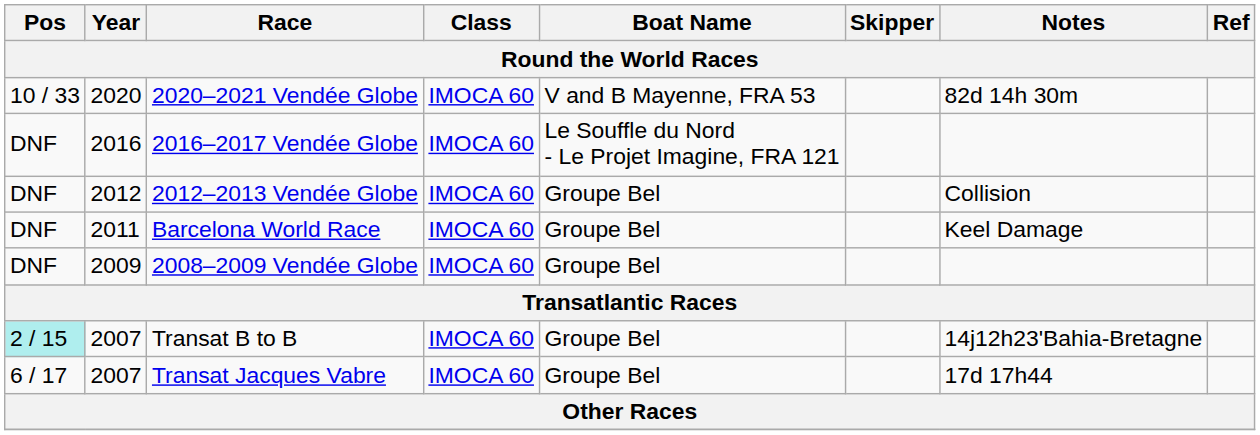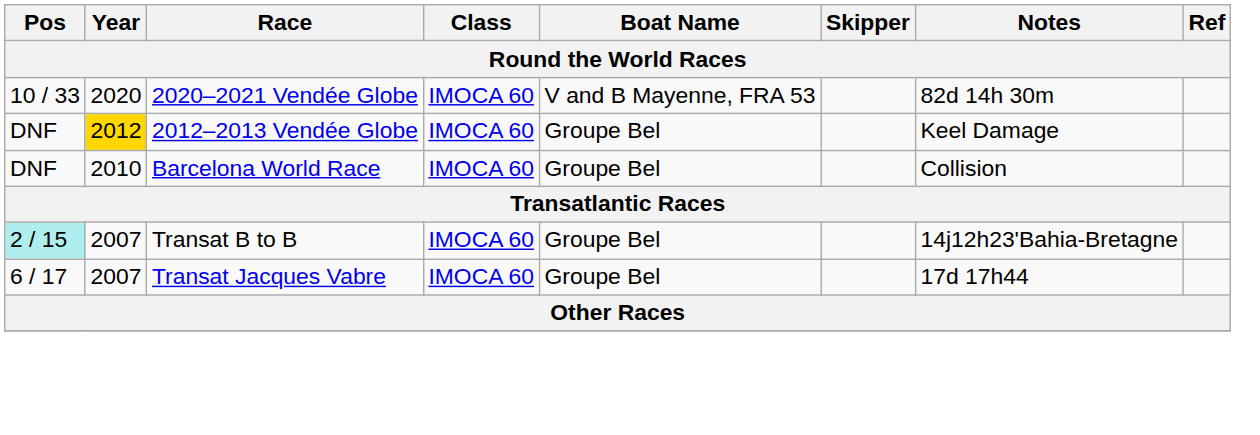- row: (285, 144)
(116, 193) no background -> (116, 131) gold background
(988, 193) Collision -> (990, 131) Keel Damage
(115, 229) 2011 -> (116, 167) 2010
(1014, 229) Keel Damage -> (964, 167) Collision
- row: (285, 266)
